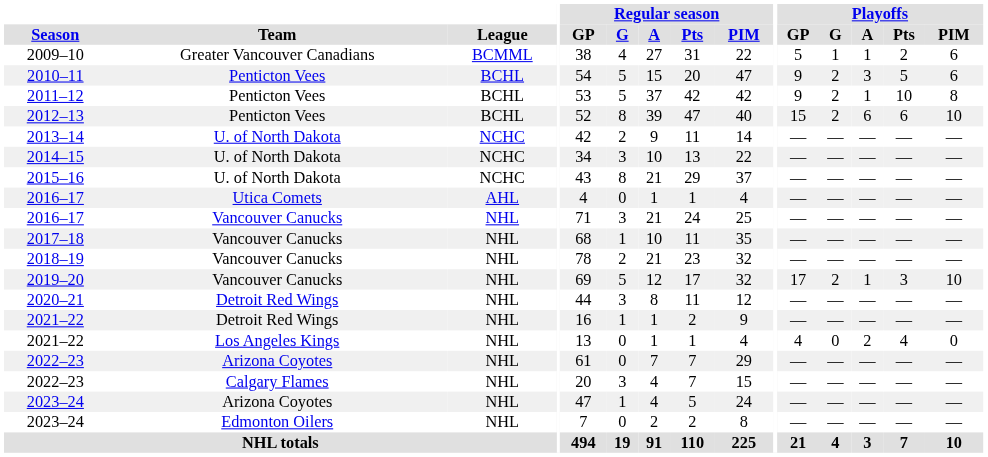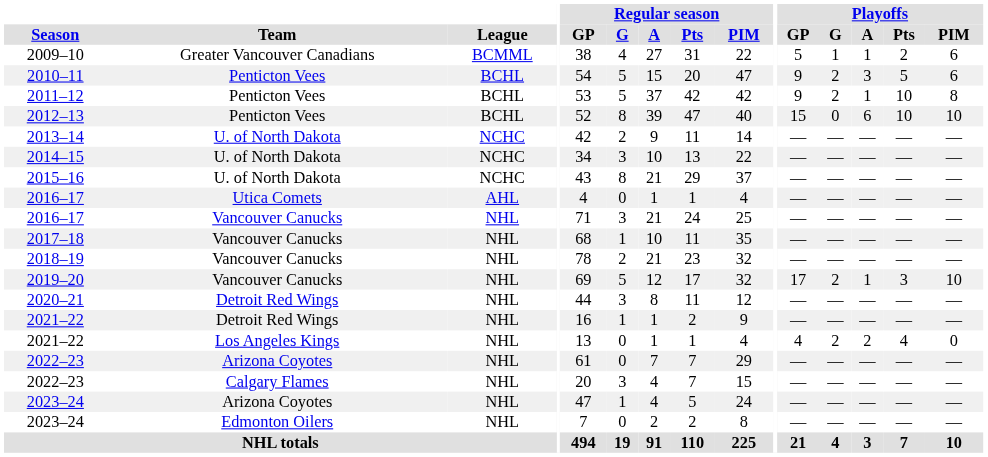(835, 116) 2 -> (835, 116) 0
(904, 116) 6 -> (904, 116) 10
(835, 340) 0 -> (835, 340) 2
